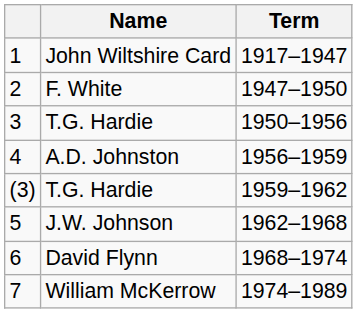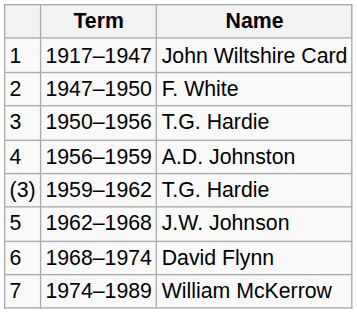columns swapped: (138, 21) <-> (294, 21)
